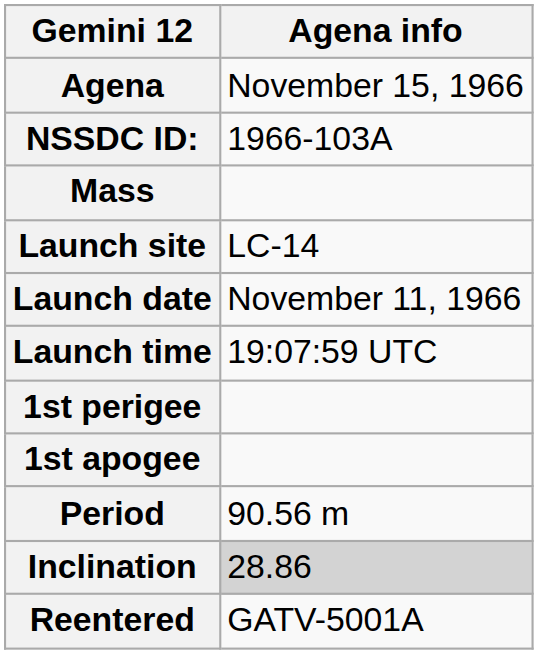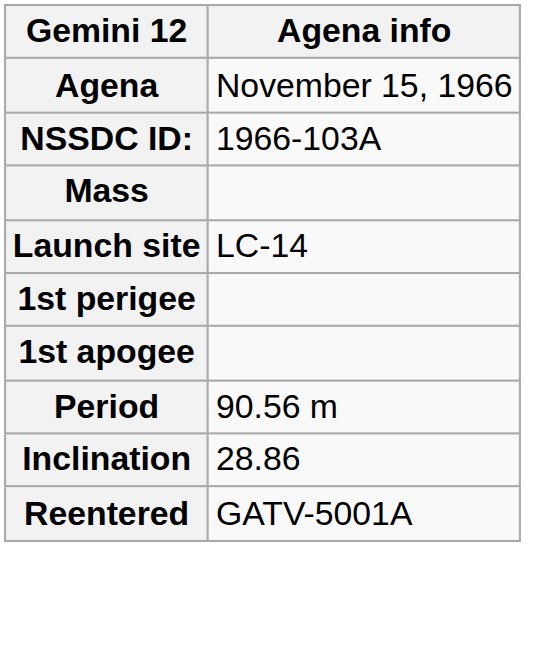- row: (112, 298)
- row: (112, 352)
(269, 566) lightgrey background -> (258, 459) no background
